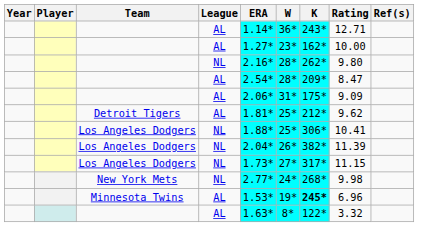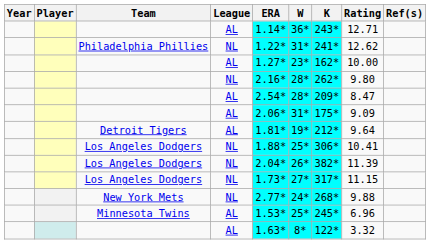+ row: (143, 46)
(288, 113) 25* -> (300, 130) 19*
(350, 113) 9.62 -> (363, 130) 9.64
(350, 180) 9.98 -> (363, 197) 9.88
(288, 197) 19* -> (300, 214) 25*
(314, 197) bold -> (327, 214) normal
